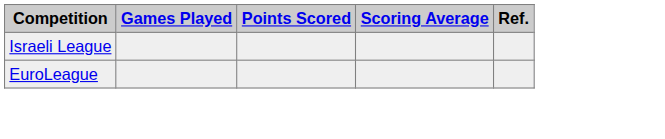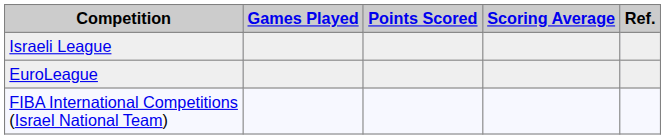+ row: (124, 111)
